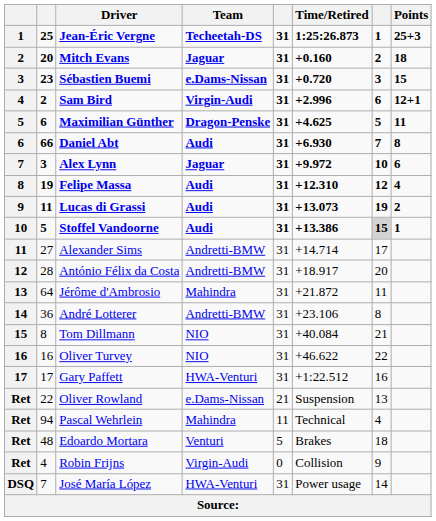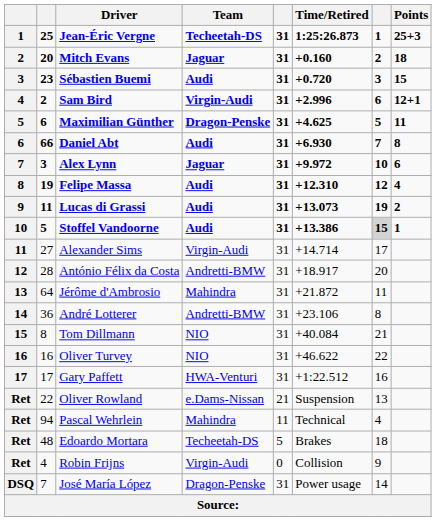(226, 78) e.Dams-Nissan -> (199, 78) Audi
(225, 249) Andretti-BMW -> (217, 249) Virgin-Audi
(205, 441) Venturi -> (222, 441) Techeetah-DS
(221, 483) HWA-Venturi -> (225, 483) Dragon-Penske
